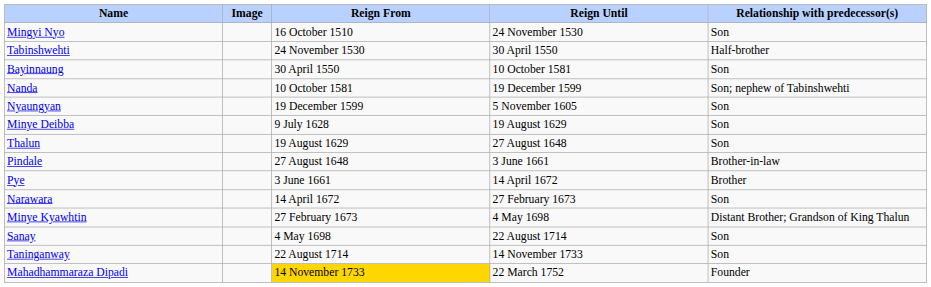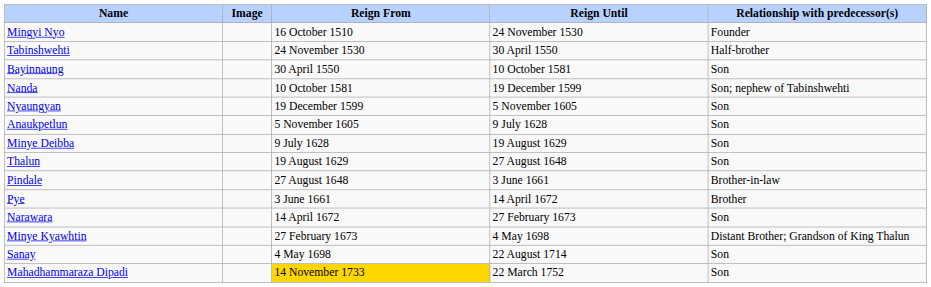(720, 32) Son -> (730, 32) Founder
+ row: (37, 124)
- row: (38, 254)
(730, 273) Founder -> (720, 273) Son
